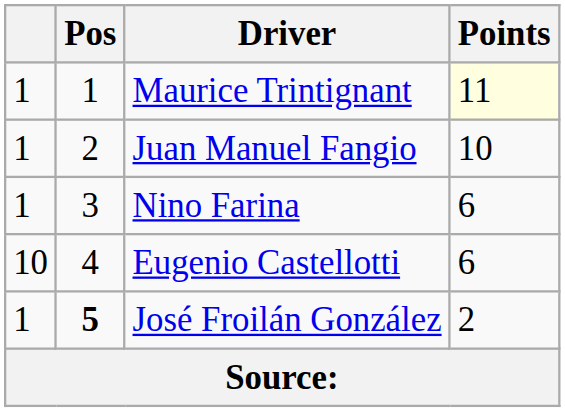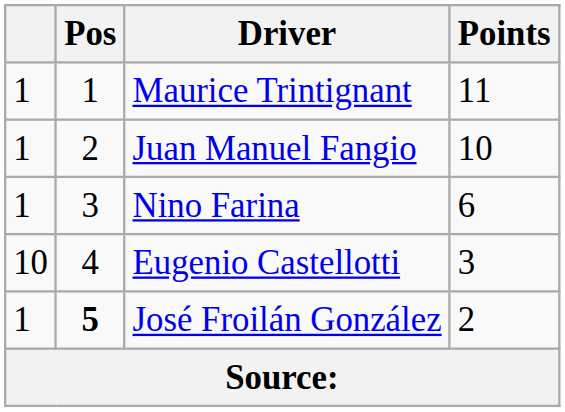(475, 90) lightyellow background -> (475, 90) no background
(466, 262) 6 -> (466, 262) 3
